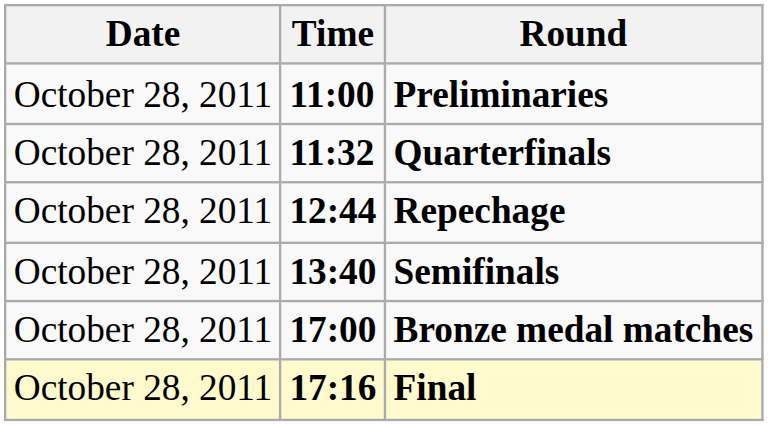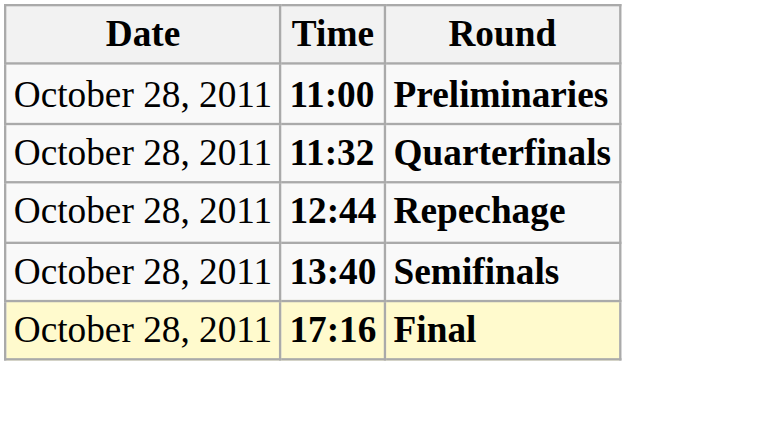- row: (573, 329)
